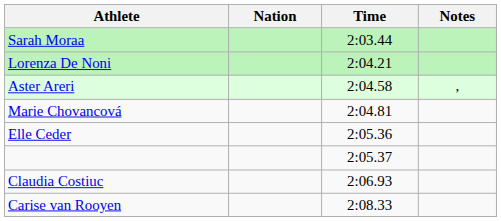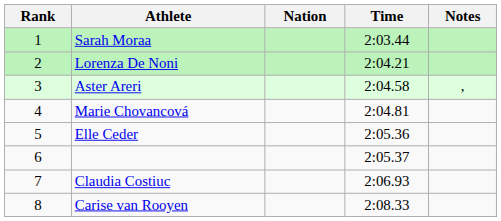+ column: (38, 16)
